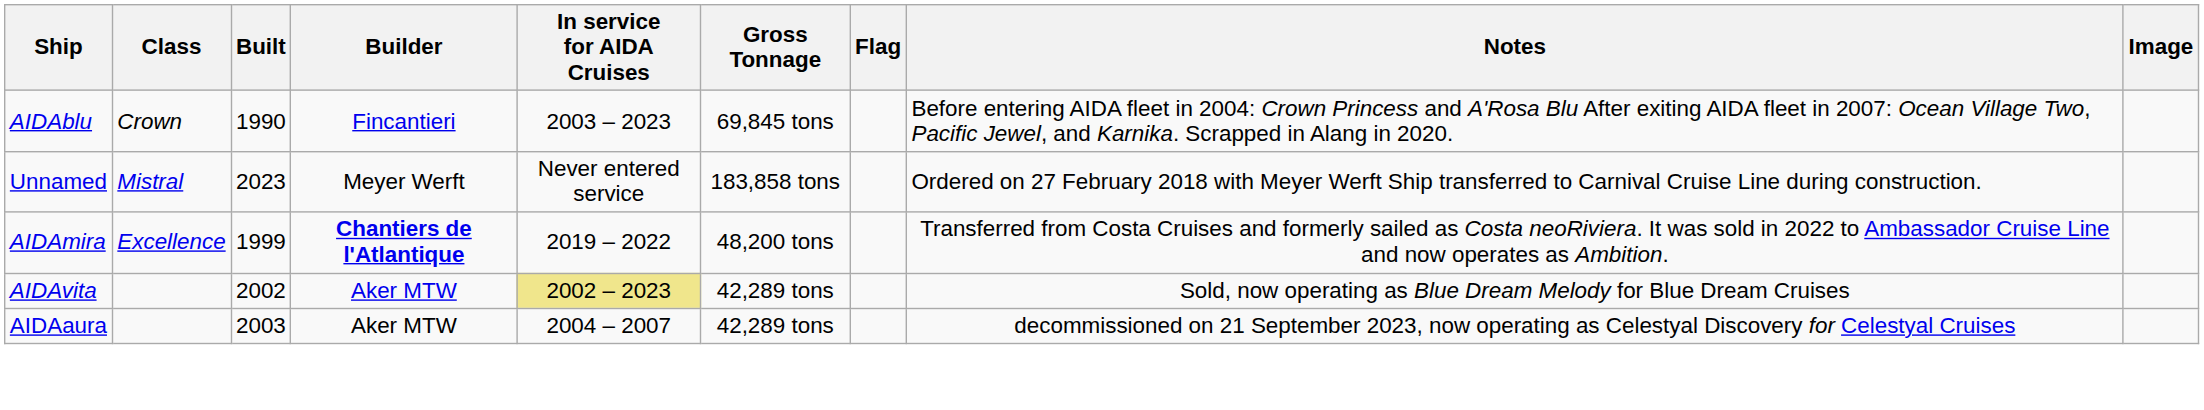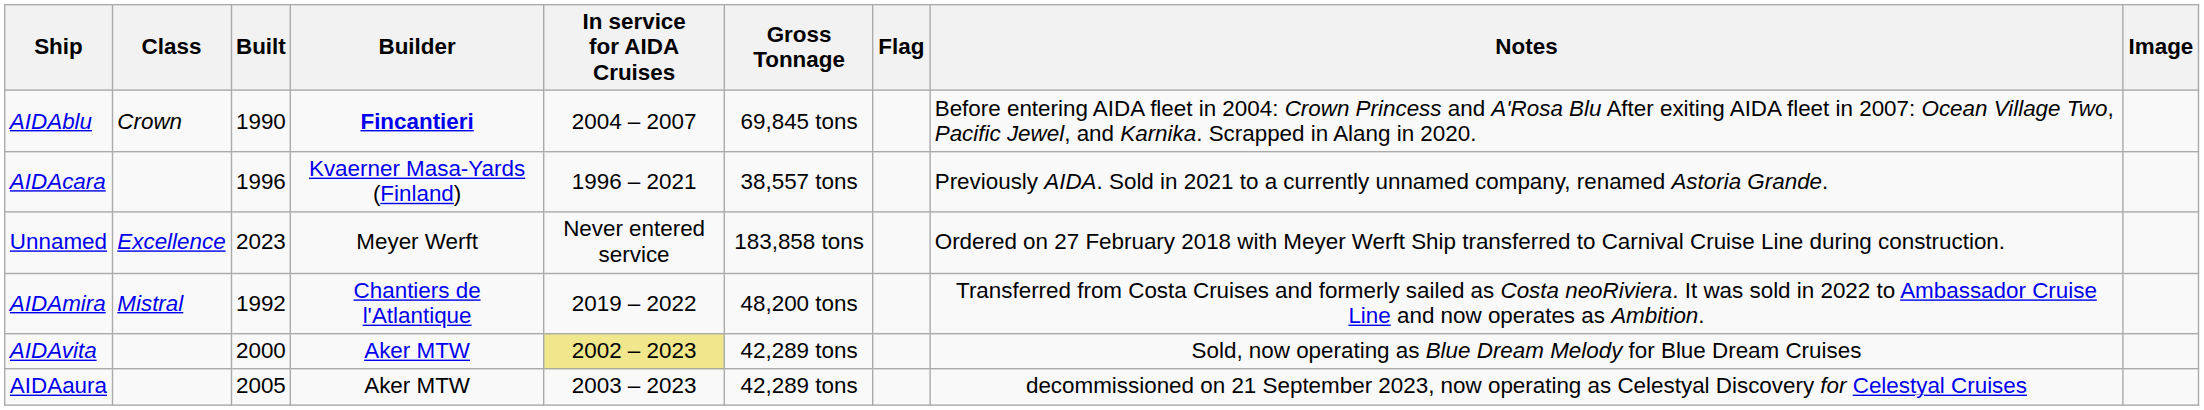(404, 120) normal -> (417, 120) bold
(609, 120) 2003 – 2023 -> (634, 120) 2004 – 2007
+ row: (58, 181)
(150, 181) Mistral -> (171, 242) Excellence
(171, 242) Excellence -> (150, 302) Mistral
(261, 242) 1999 -> (261, 302) 1992
(404, 242) bold -> (417, 302) normal
(261, 290) 2002 -> (261, 351) 2000
(261, 325) 2003 -> (261, 386) 2005
(609, 325) 2004 – 2007 -> (634, 386) 2003 – 2023
